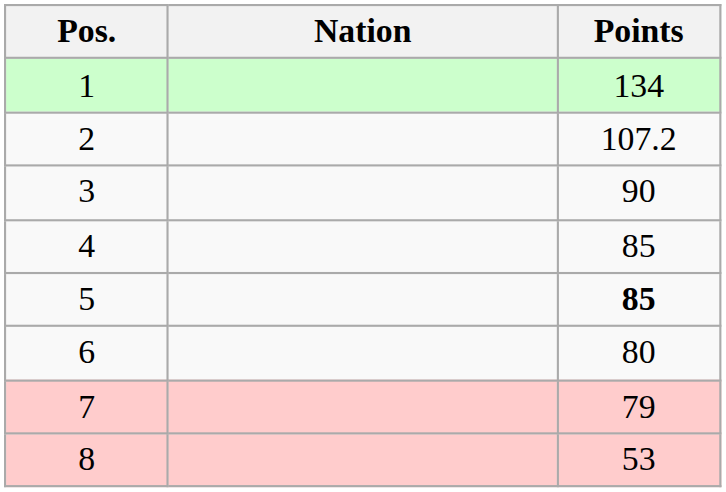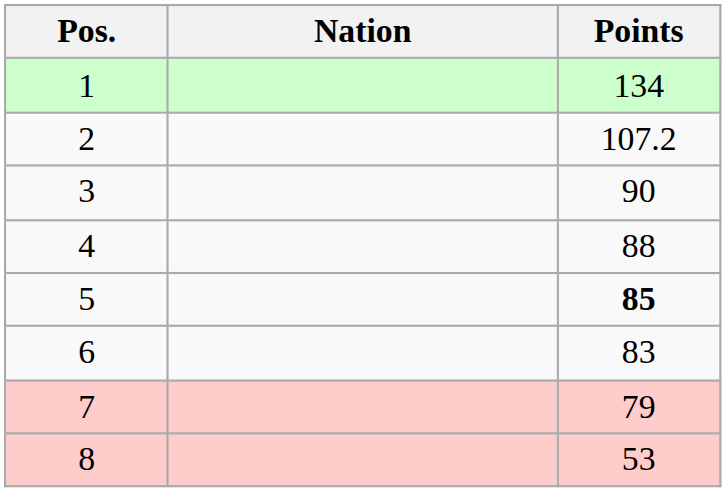(639, 245) 85 -> (639, 245) 88
(639, 352) 80 -> (639, 352) 83
